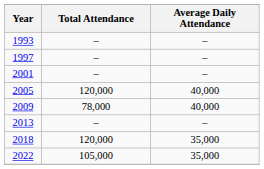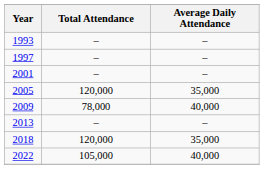(205, 90) 40,000 -> (205, 90) 35,000
(205, 156) 35,000 -> (205, 156) 40,000
